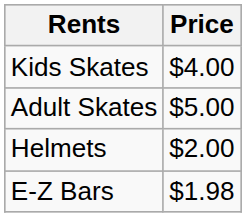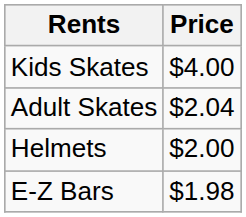(202, 107) $5.00 -> (202, 107) $2.04
